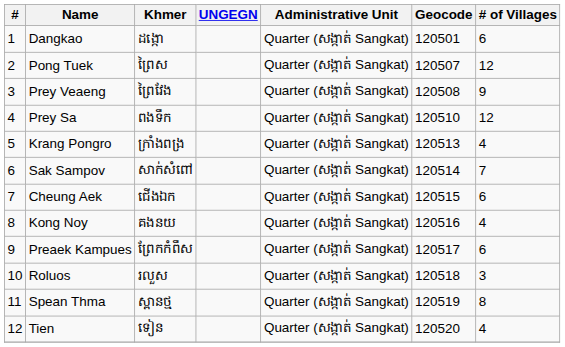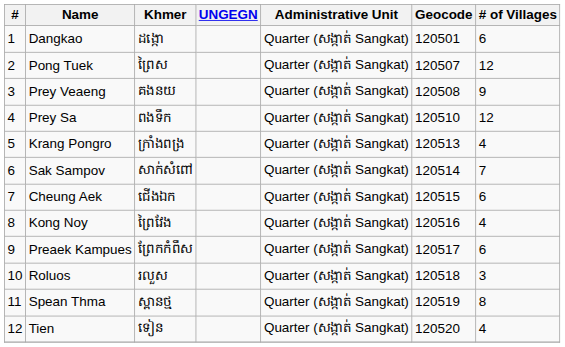(155, 90) ព្រៃវែង -> (157, 90) គងនយ
(157, 222) គងនយ -> (155, 222) ព្រៃវែង
